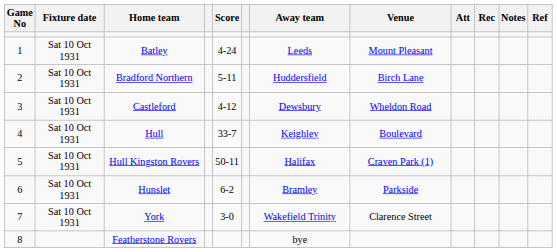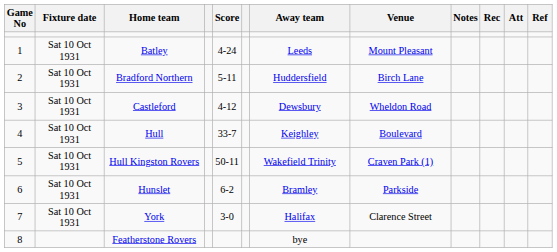columns swapped: (463, 18) <-> (513, 18)
(300, 161) Halifax -> (300, 161) Wakefield Trinity
(300, 217) Wakefield Trinity -> (300, 217) Halifax
